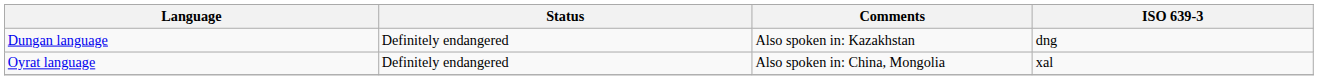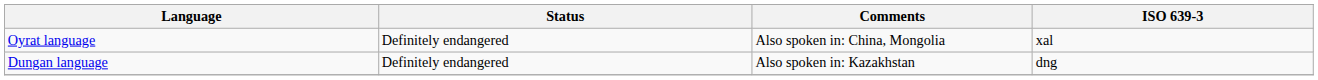rows swapped: (58, 40) <-> (52, 63)
